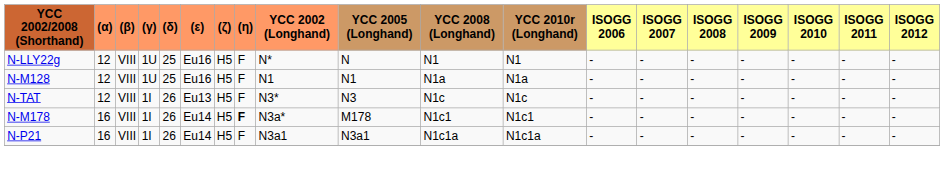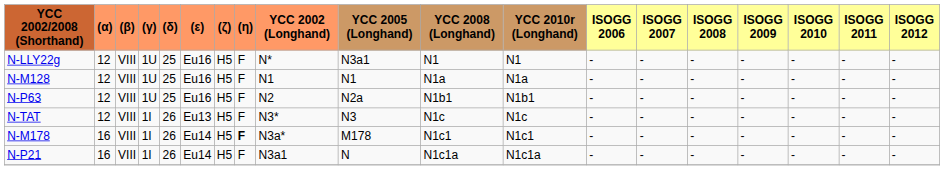(345, 60) N -> (355, 60) N3a1
+ row: (24, 98)
(355, 136) N3a1 -> (345, 155) N
